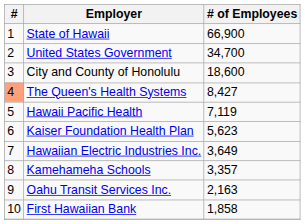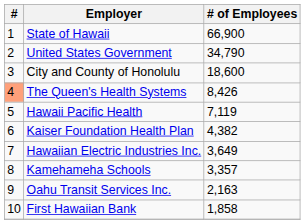(226, 53) 34,700 -> (226, 53) 34,790
(222, 92) 8,427 -> (222, 92) 8,426
(222, 131) 5,623 -> (222, 131) 4,382
